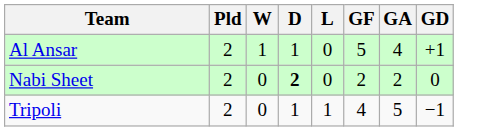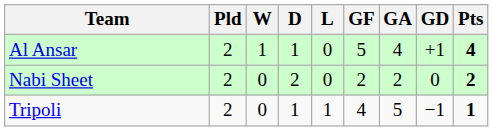+ column: (471, 19)
(295, 79) bold -> (295, 79) normal
